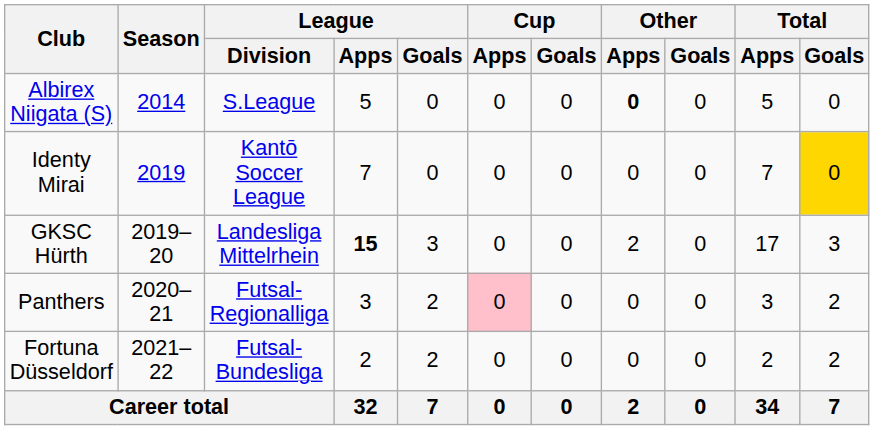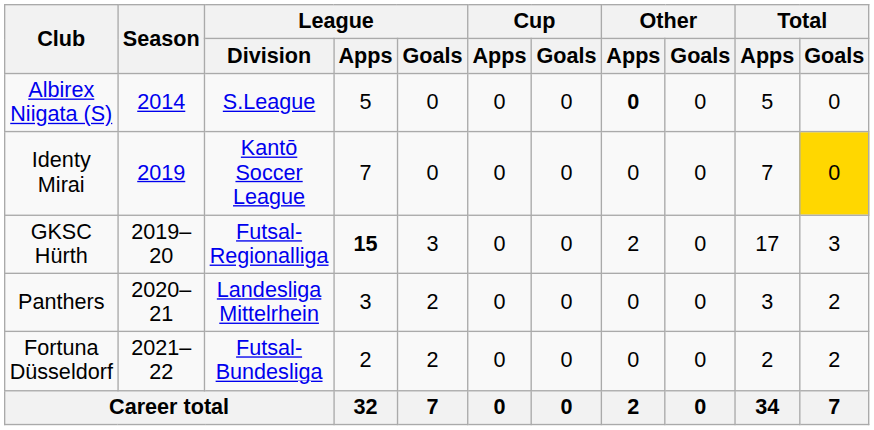(269, 243) Landesliga Mittelrhein -> (269, 243) Futsal-Regionalliga
(269, 302) Futsal-Regionalliga -> (269, 302) Landesliga Mittelrhein
(499, 302) pink background -> (499, 302) no background
